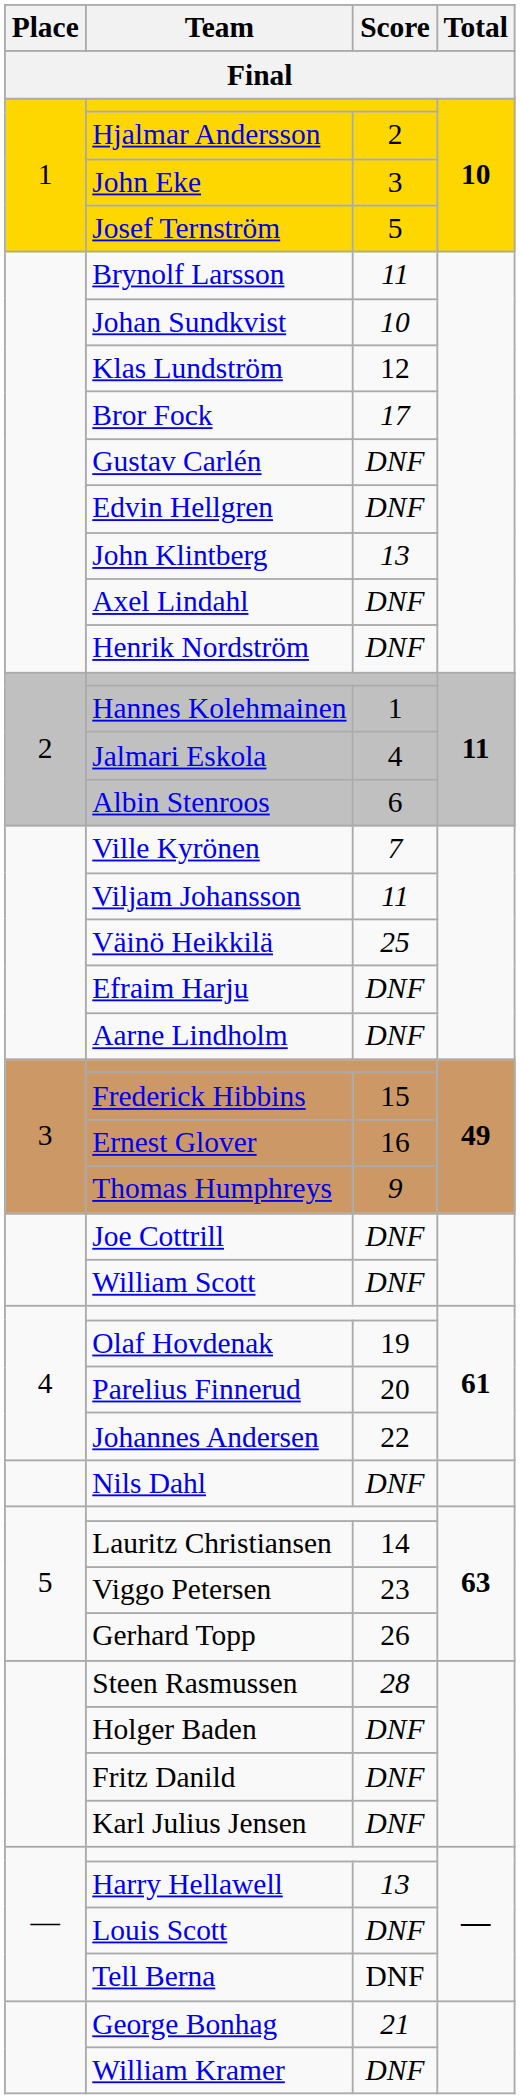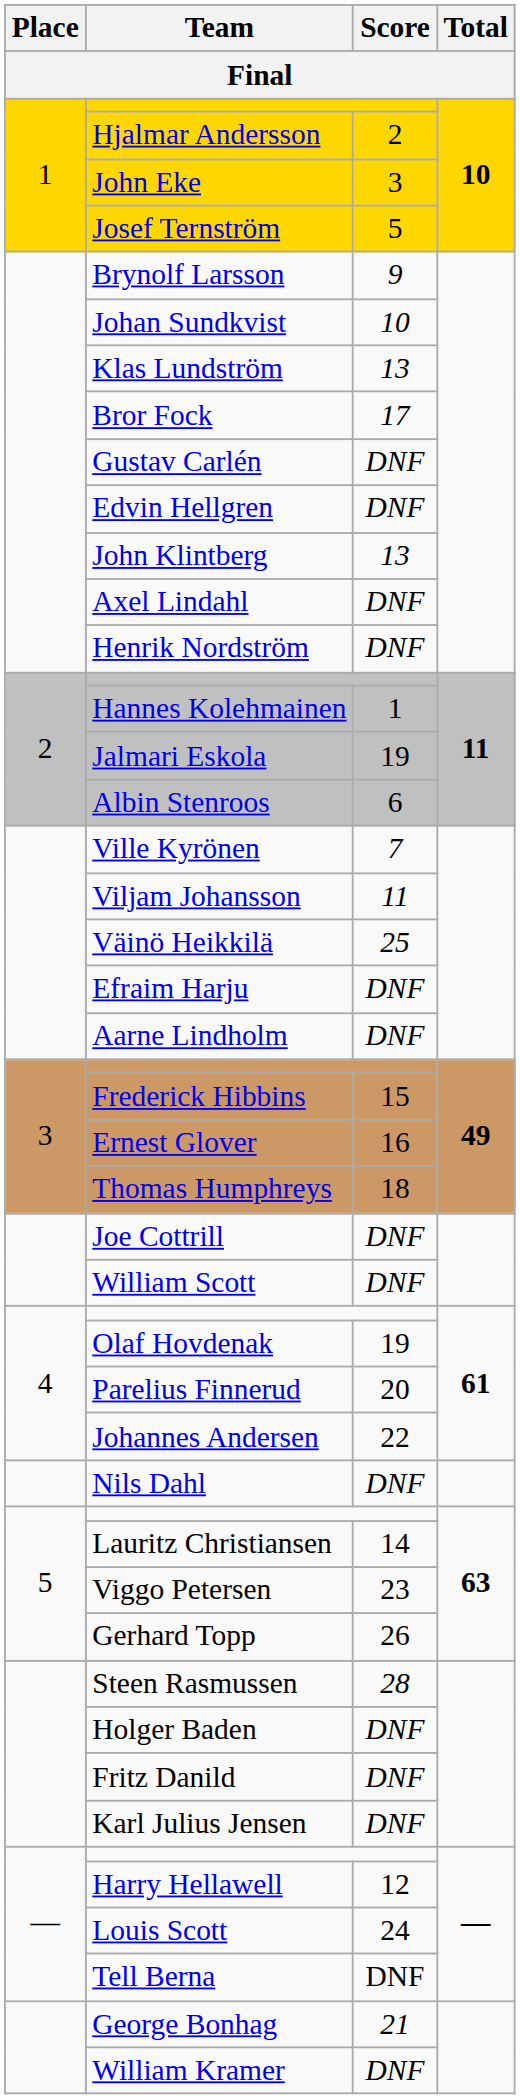(395, 274) 11 -> (395, 274) 9
(395, 368) 12 -> (395, 368) 13
(395, 755) 4 -> (395, 755) 19
(395, 1189) 9 -> (395, 1189) 18
(395, 1883) 13 -> (395, 1883) 12
(395, 1930) DNF -> (395, 1930) 24
